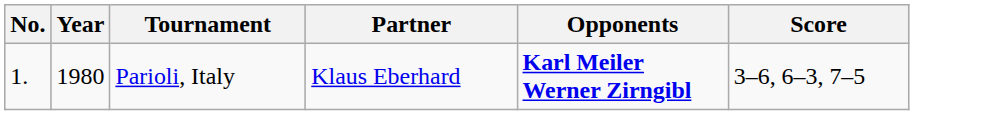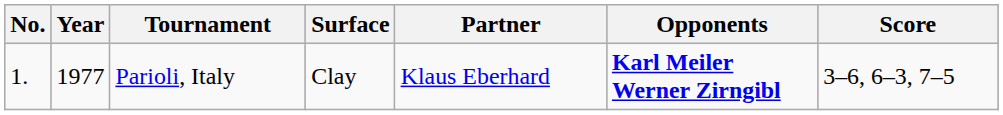+ column: (350, 23)
(80, 76) 1980 -> (80, 76) 1977
